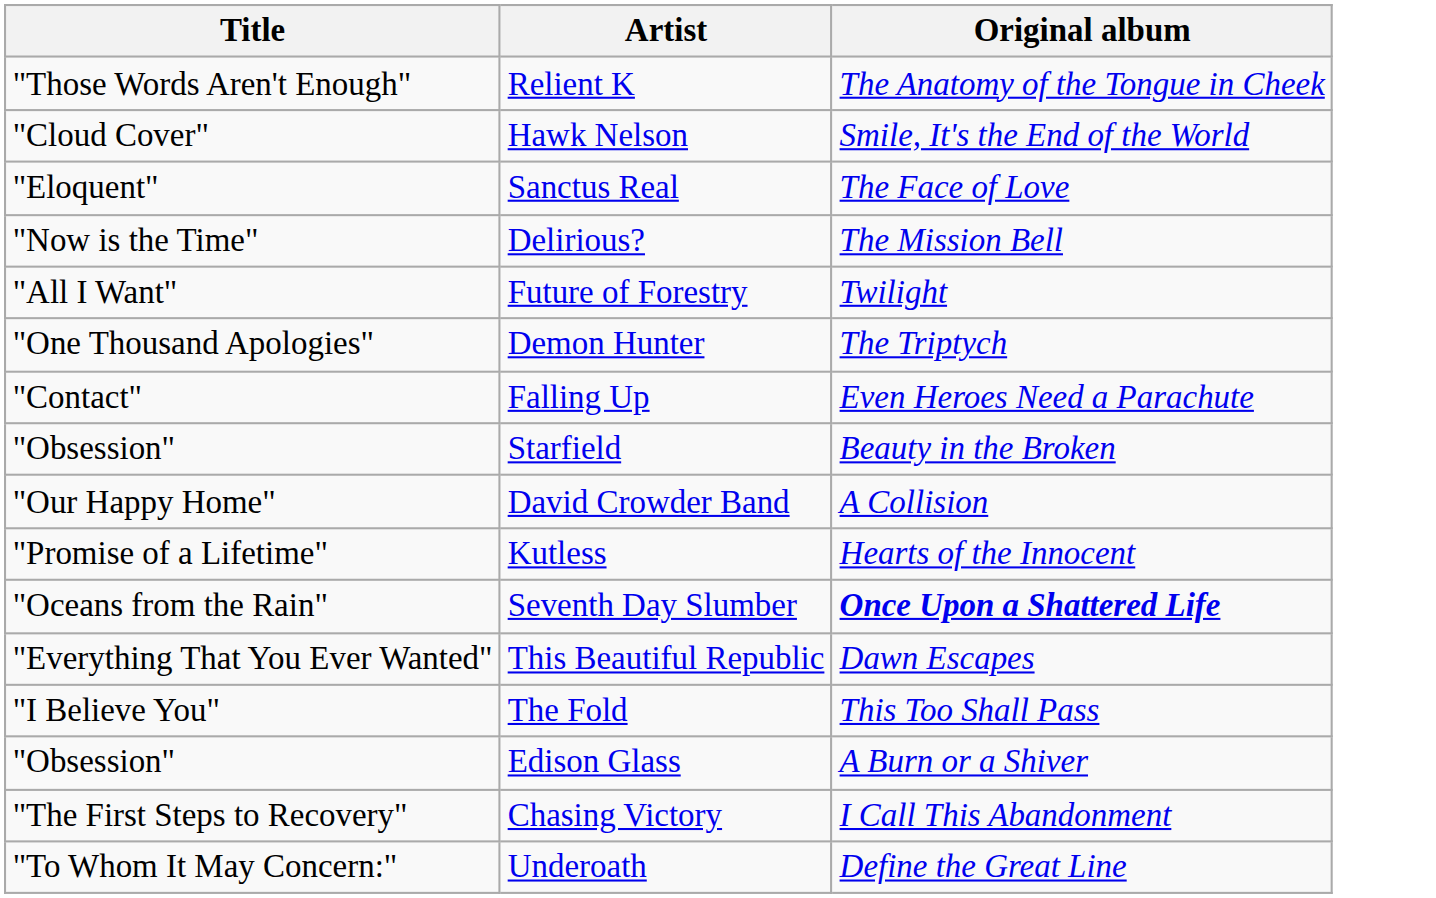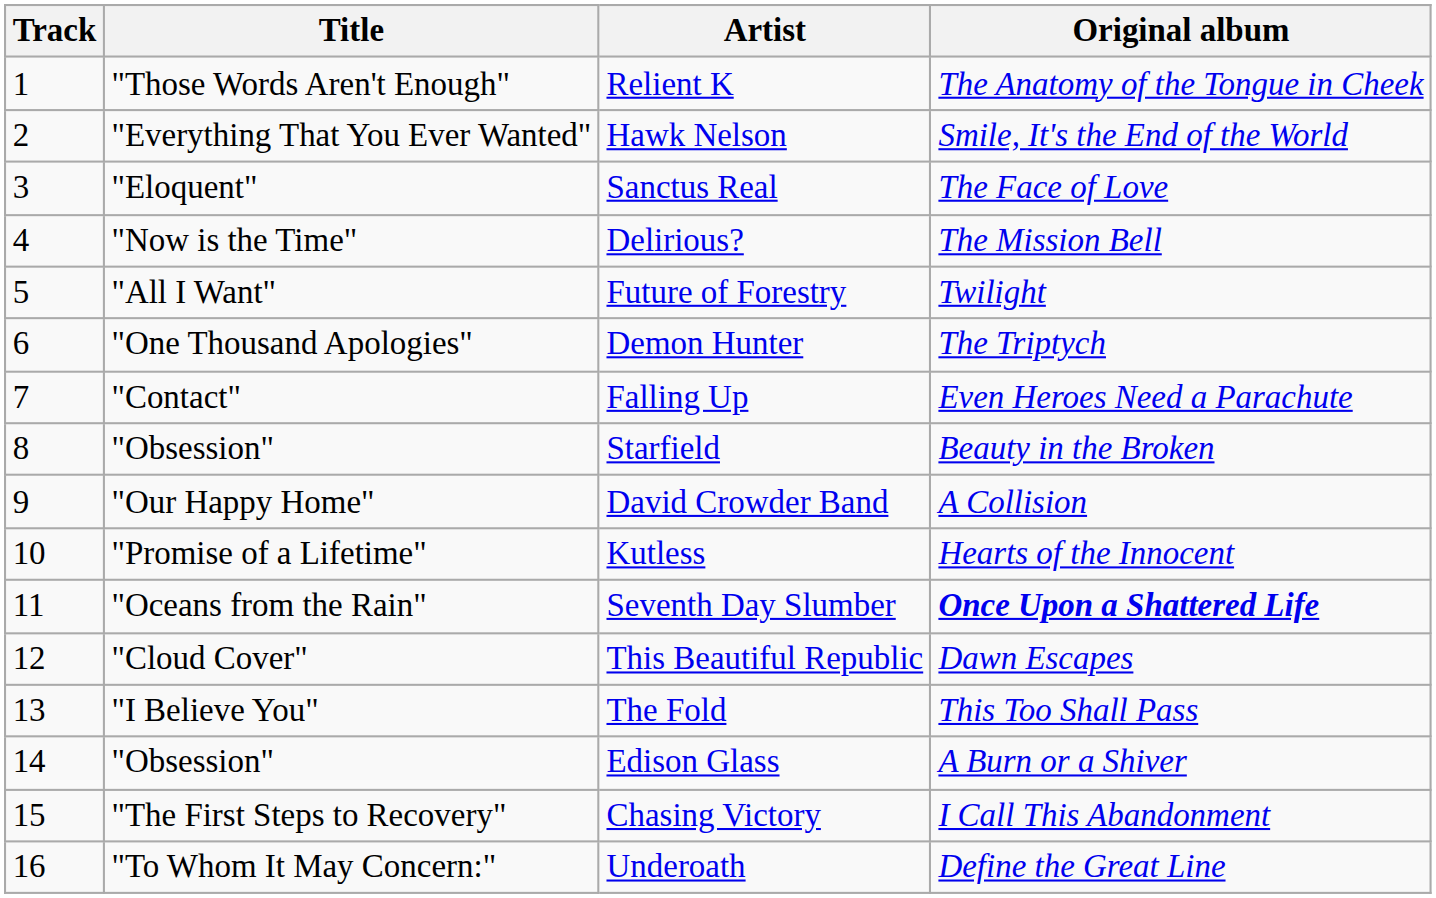+ column: (54, 30)
(111, 135) "Cloud Cover" -> (351, 135) "Everything That You Ever Wanted"
(253, 657) "Everything That You Ever Wanted" -> (210, 657) "Cloud Cover"
